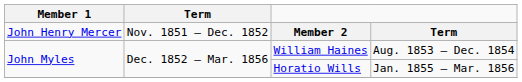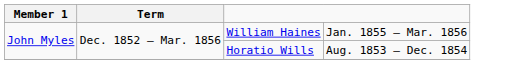- row: (321, 32)
(444, 50) Aug. 1853 – Dec. 1854 -> (397, 32) Jan. 1855 – Mar. 1856
(444, 68) Jan. 1855 – Mar. 1856 -> (397, 50) Aug. 1853 – Dec. 1854
